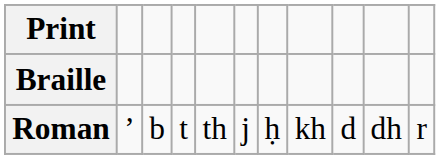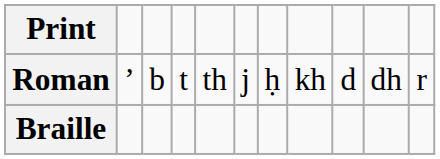rows swapped: (61, 128) <-> (61, 79)
